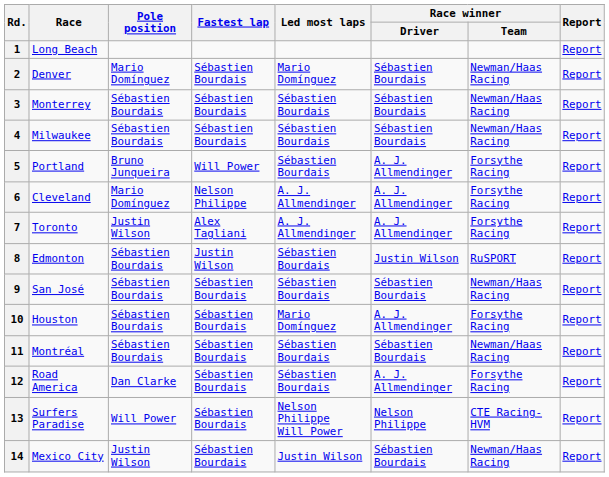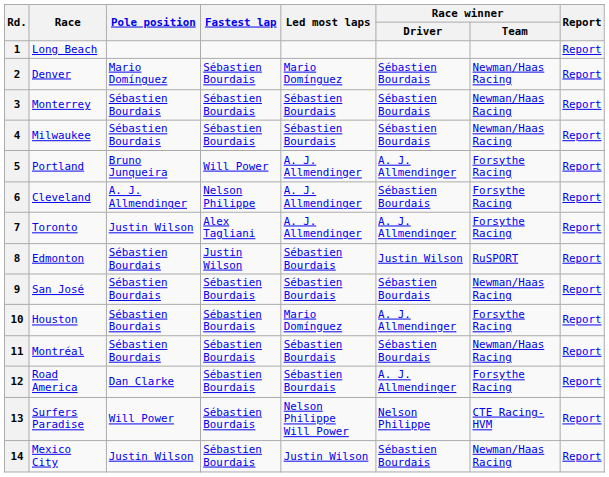(307, 166) Sébastien Bourdais -> (323, 166) A. J. Allmendinger
(140, 197) Mario Domínguez -> (148, 197) A. J. Allmendinger
(413, 197) A. J. Allmendinger -> (407, 197) Sébastien Bourdais
